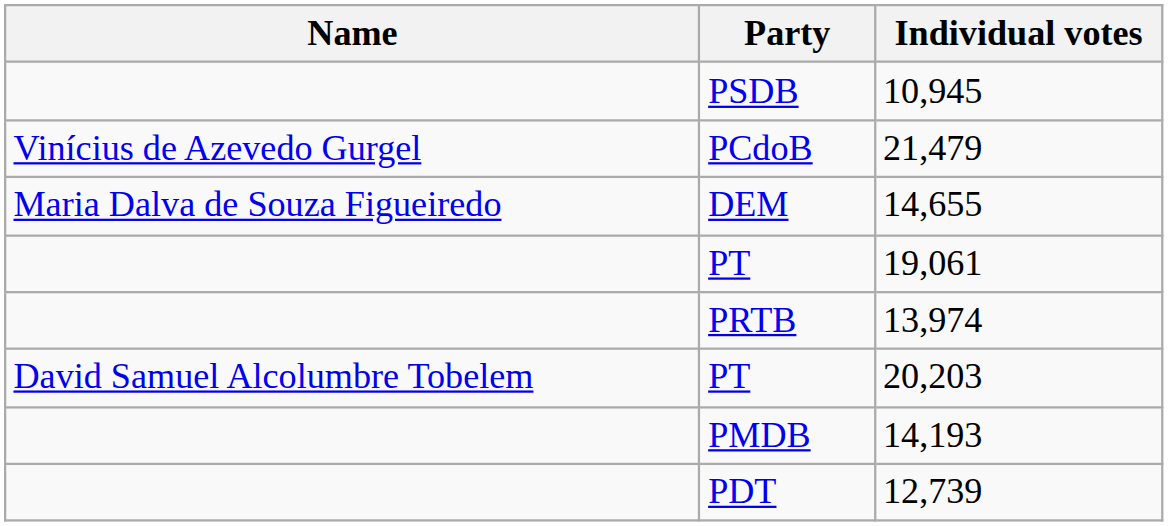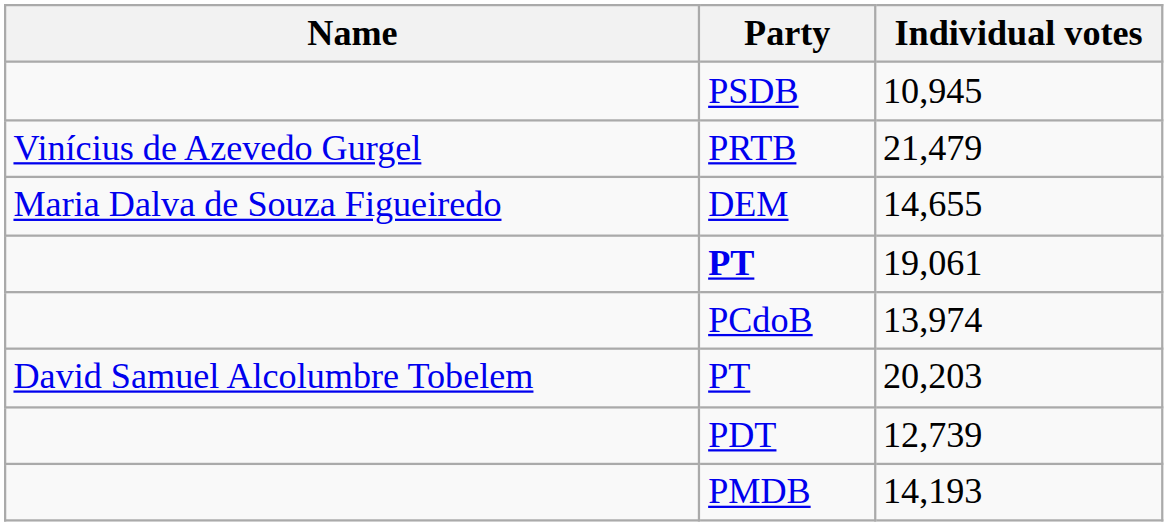(760, 147) PCdoB -> (752, 147) PRTB
(729, 262) normal -> (731, 262) bold
(752, 319) PRTB -> (760, 319) PCdoB
rows swapped: (933, 434) <-> (933, 491)
